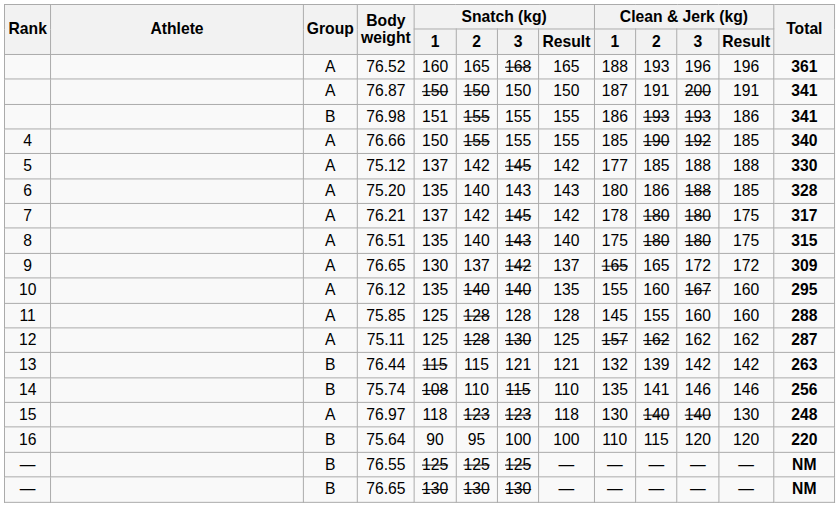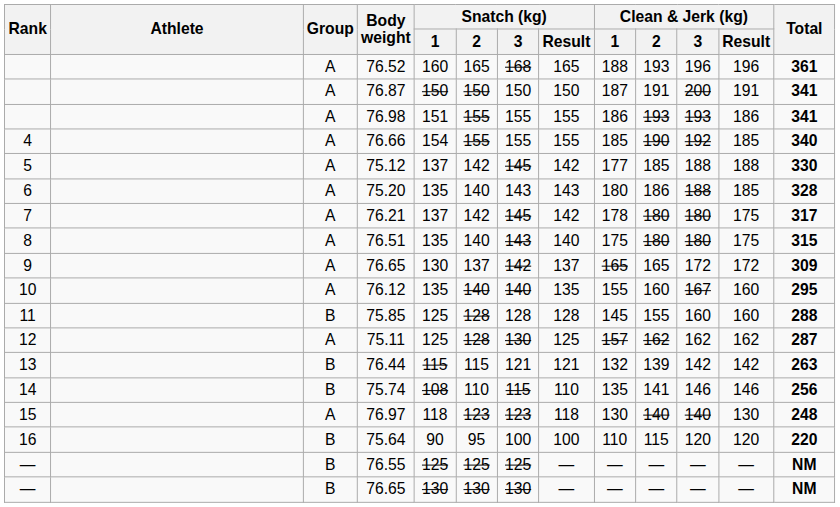(330, 116) B -> (330, 116) A
(435, 141) 150 -> (435, 141) 154
(330, 315) A -> (330, 315) B
